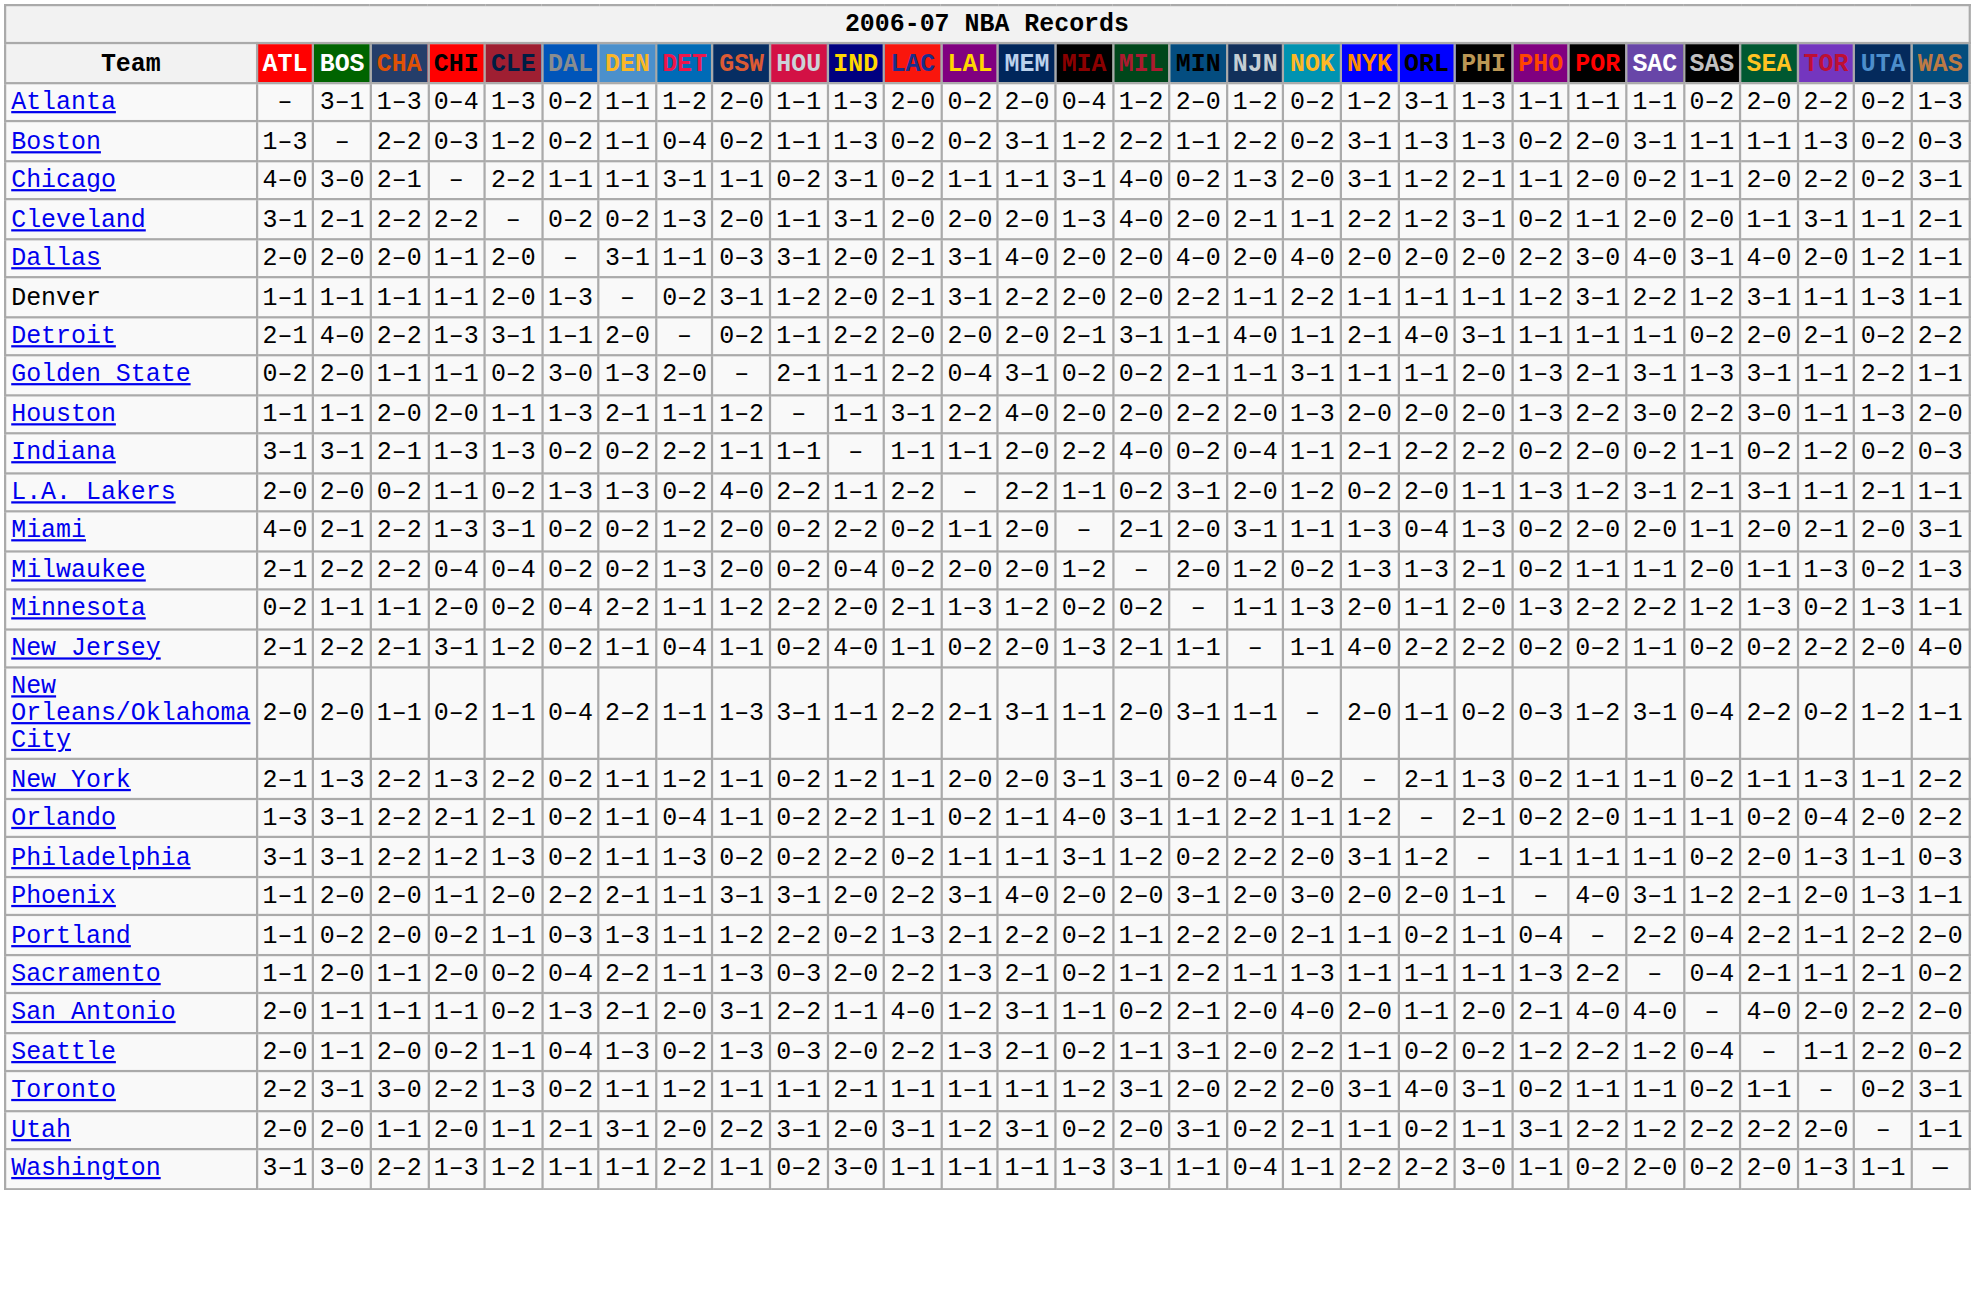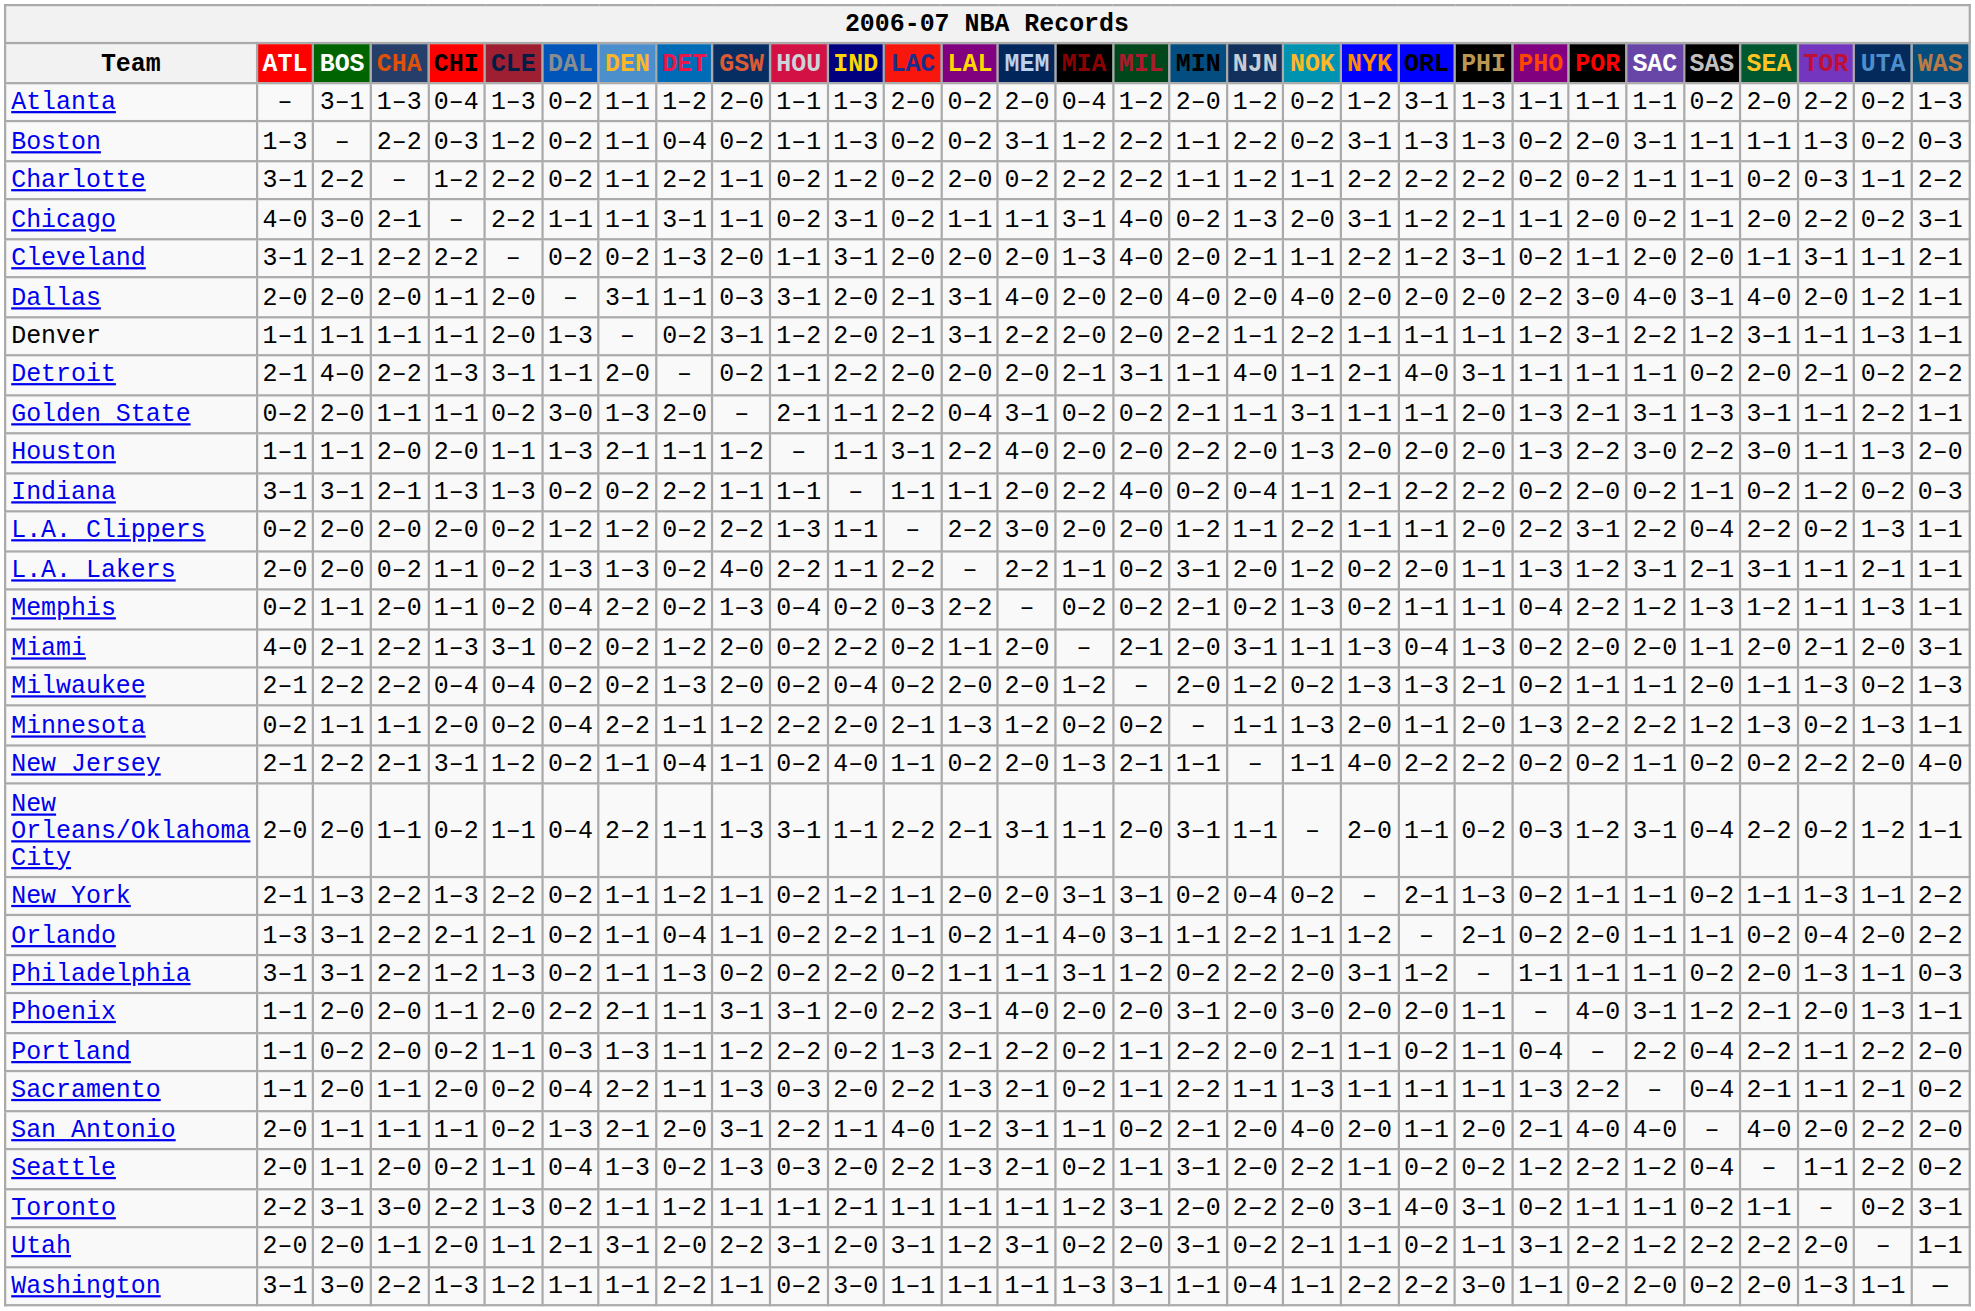+ row: (78, 181)
+ row: (108, 531)
+ row: (64, 609)
